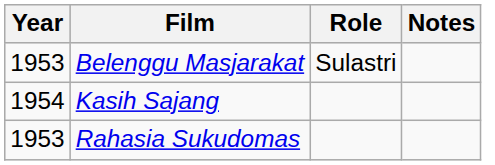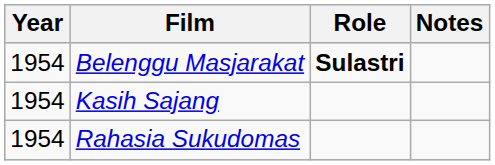(37, 62) 1953 -> (37, 62) 1954
(356, 62) normal -> (360, 62) bold
(37, 139) 1953 -> (37, 139) 1954
